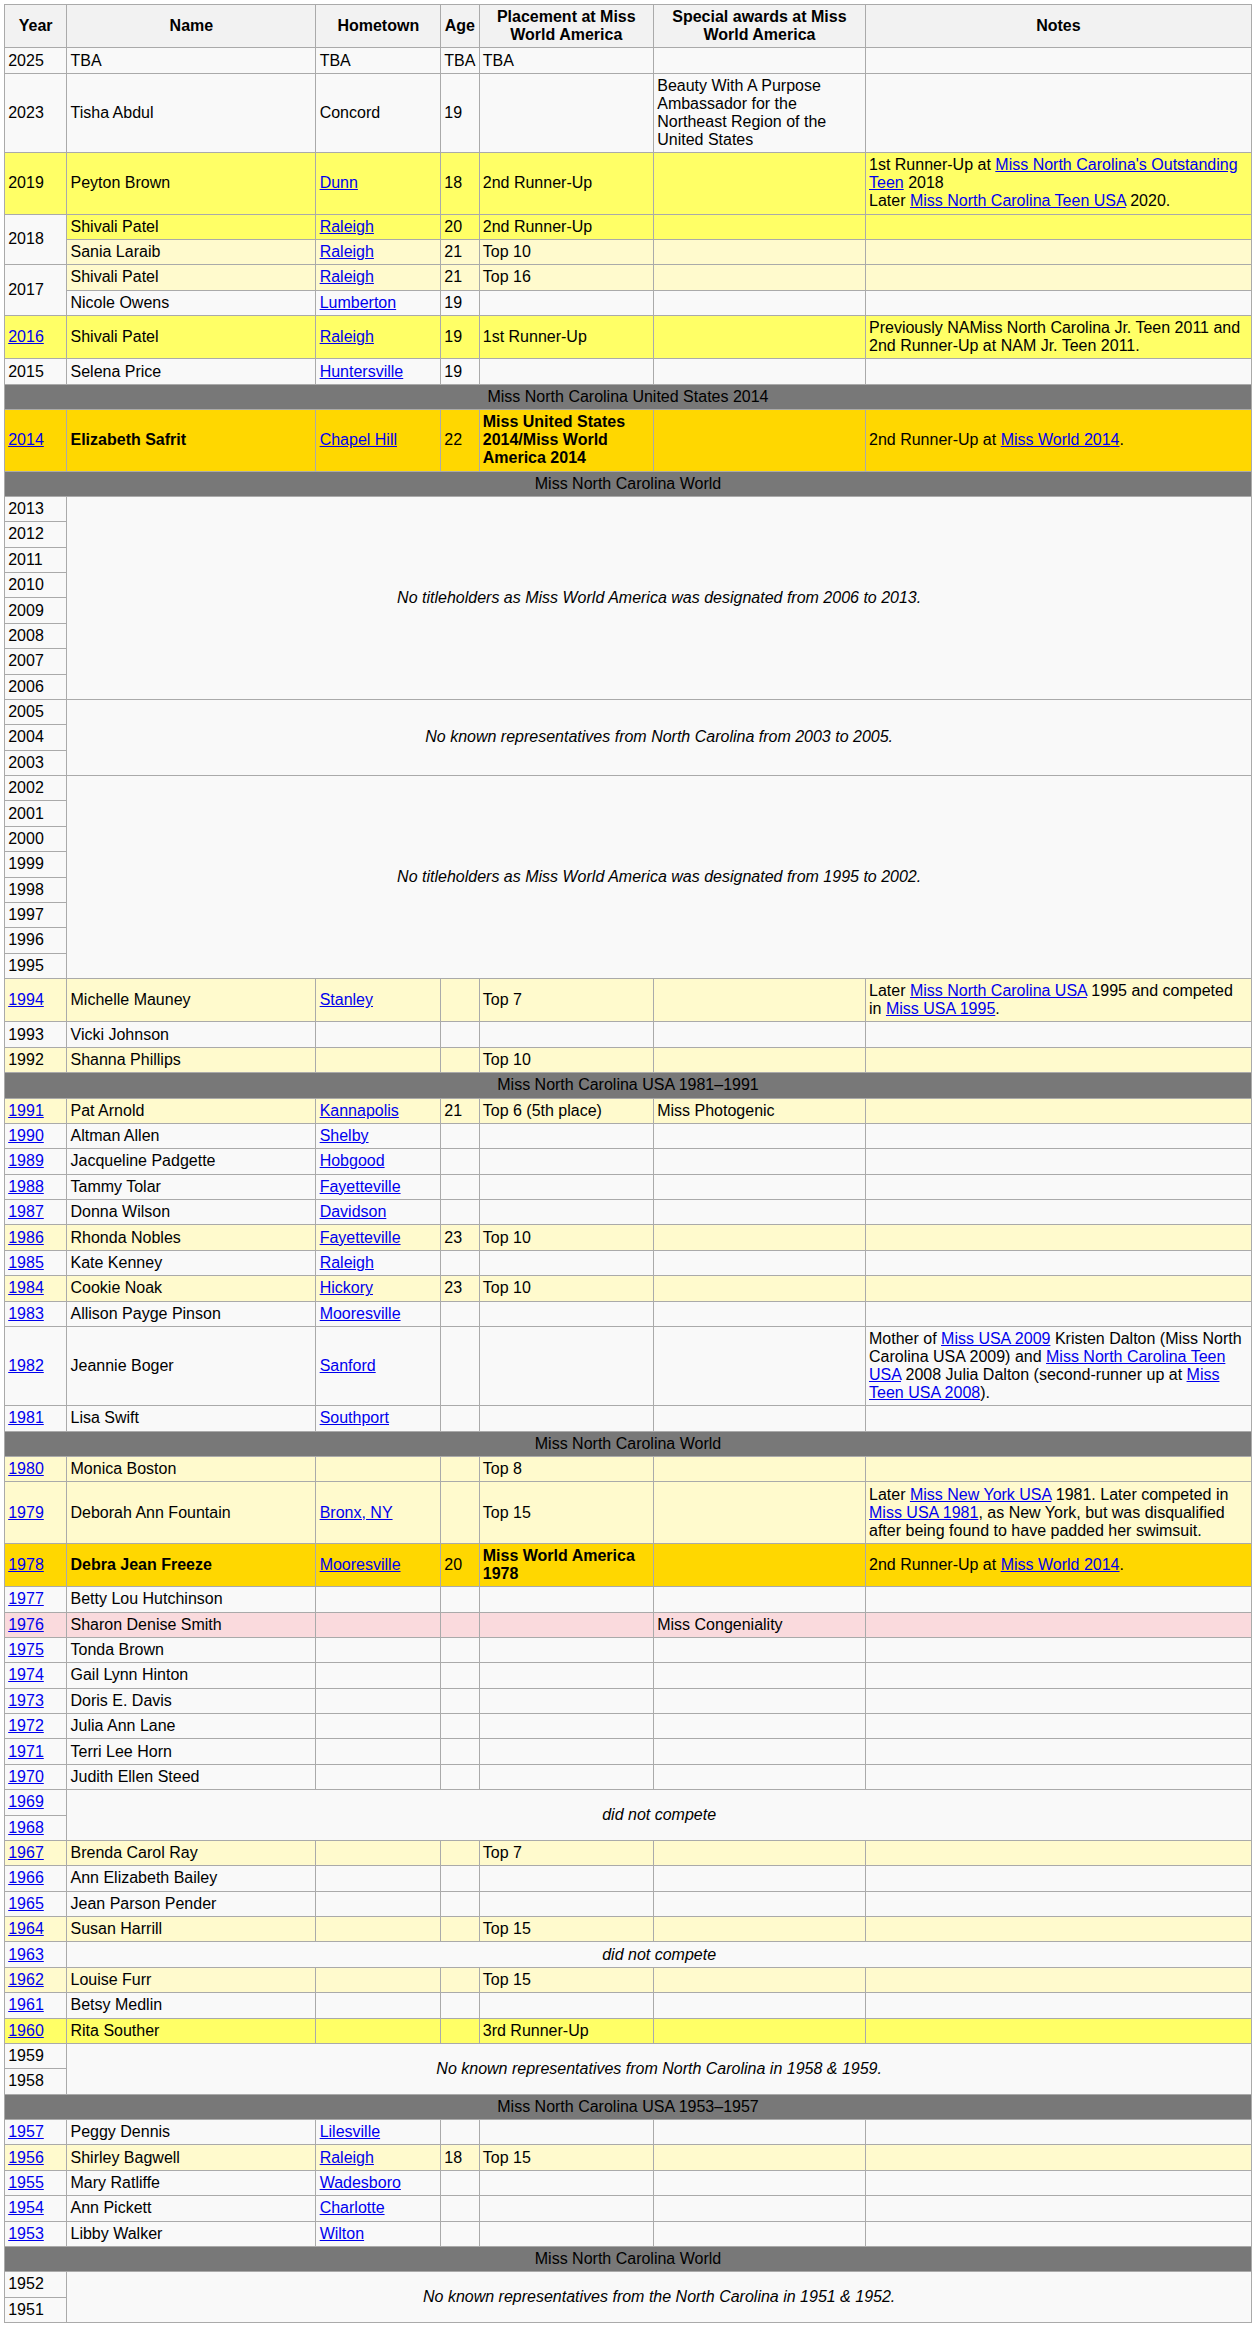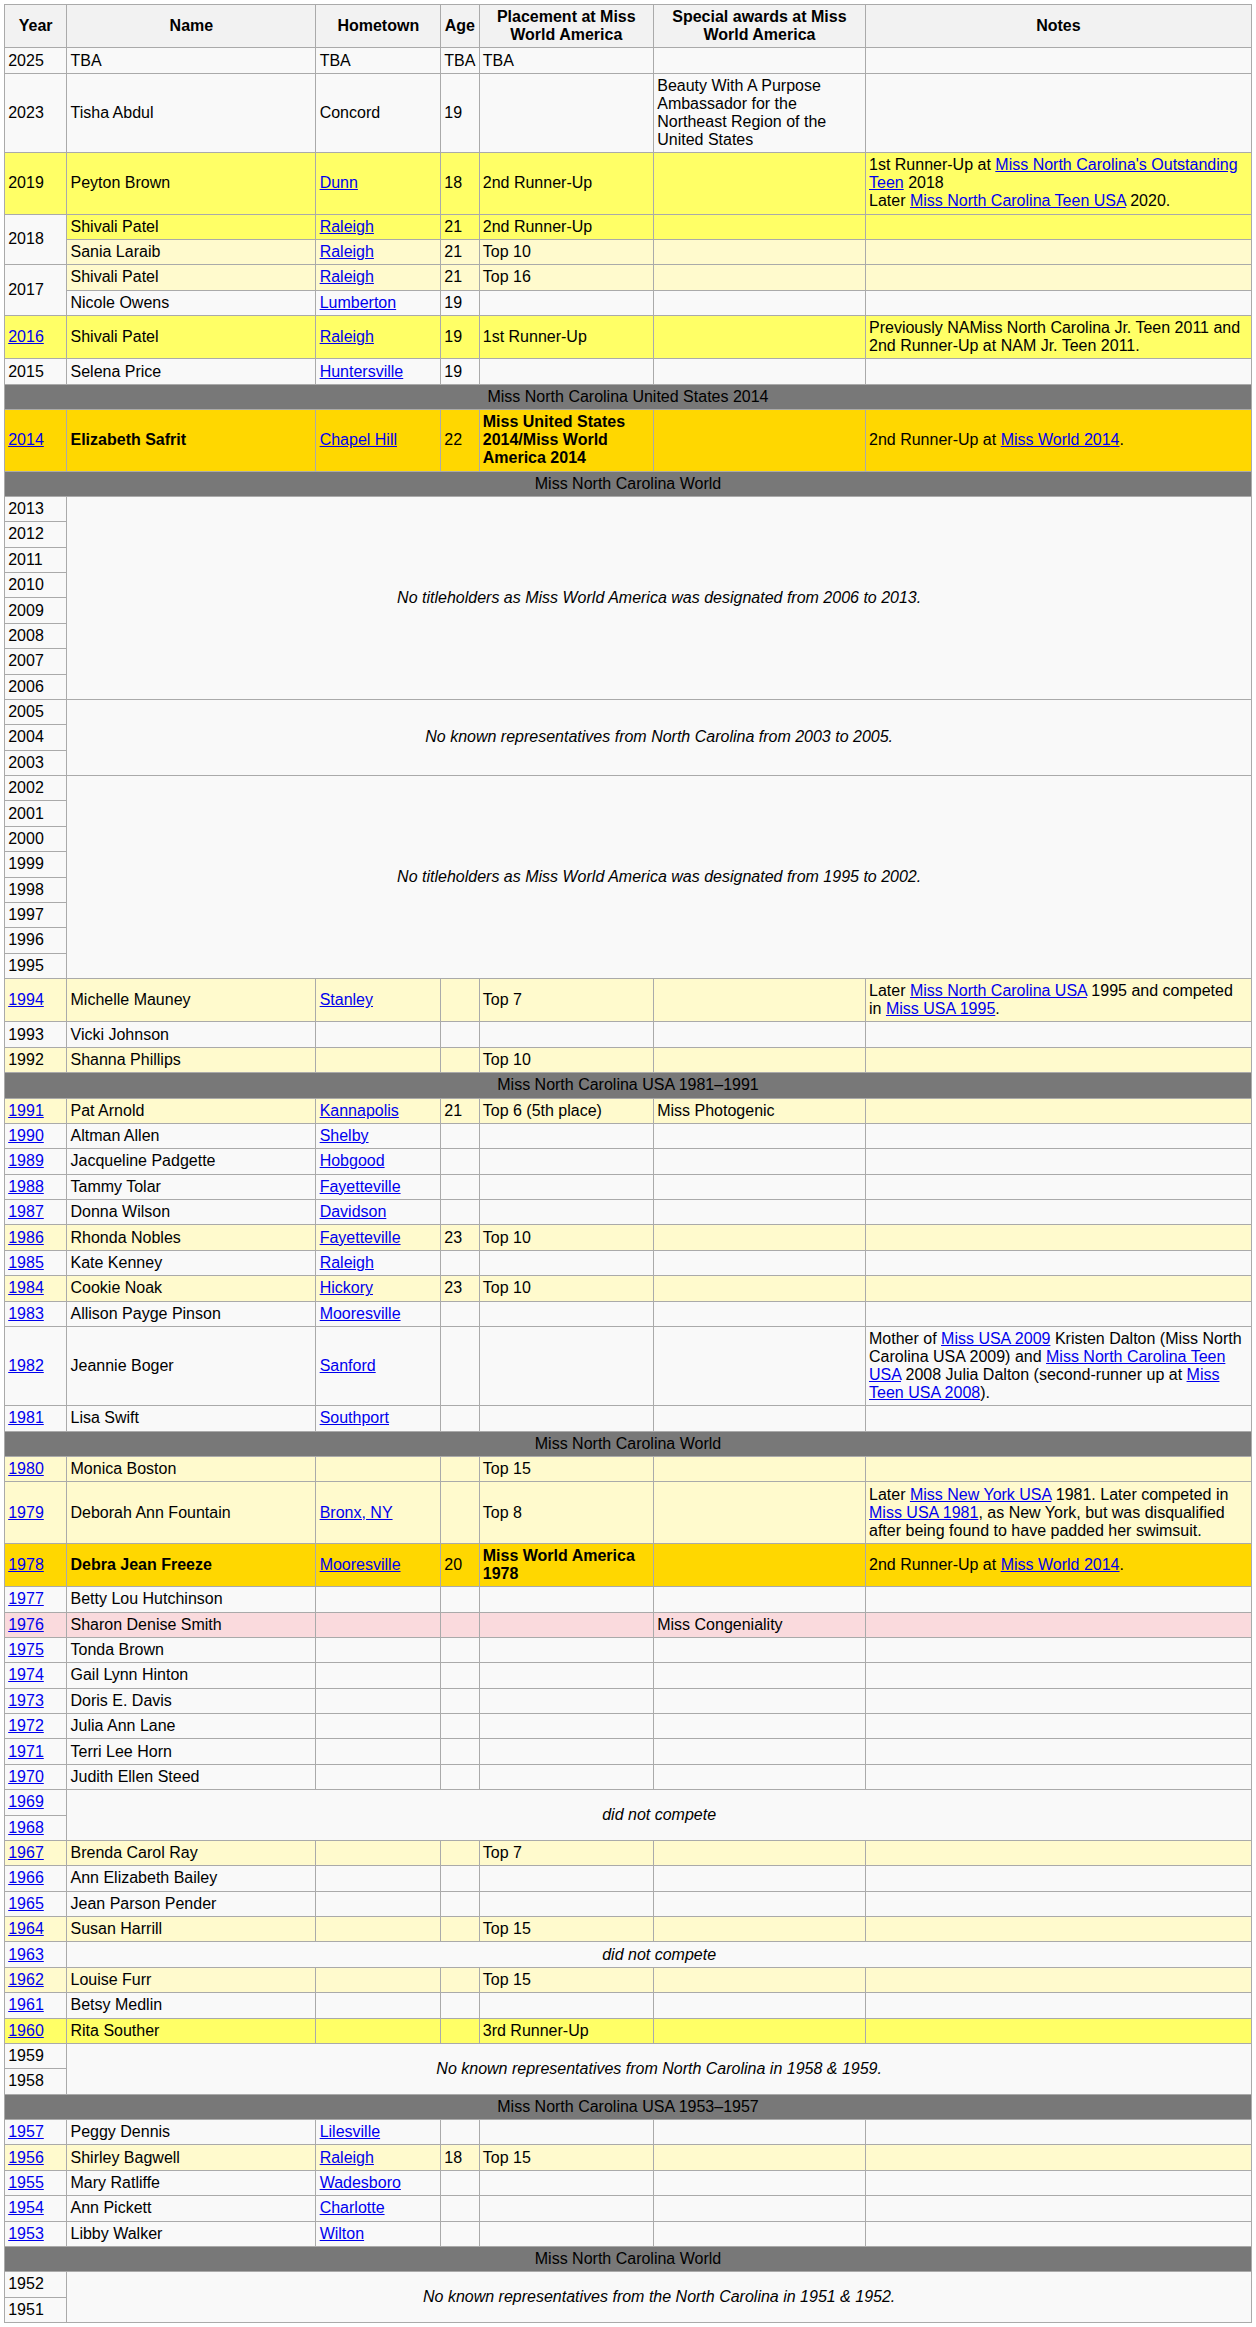(453, 226) 20 -> (453, 226) 21
(502, 1469) Top 8 -> (507, 1469) Top 15
(507, 1512) Top 15 -> (502, 1512) Top 8
